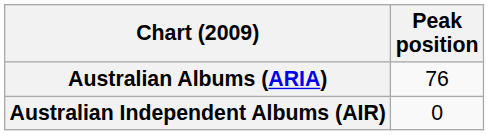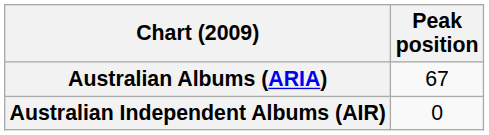(437, 79) 76 -> (437, 79) 67
